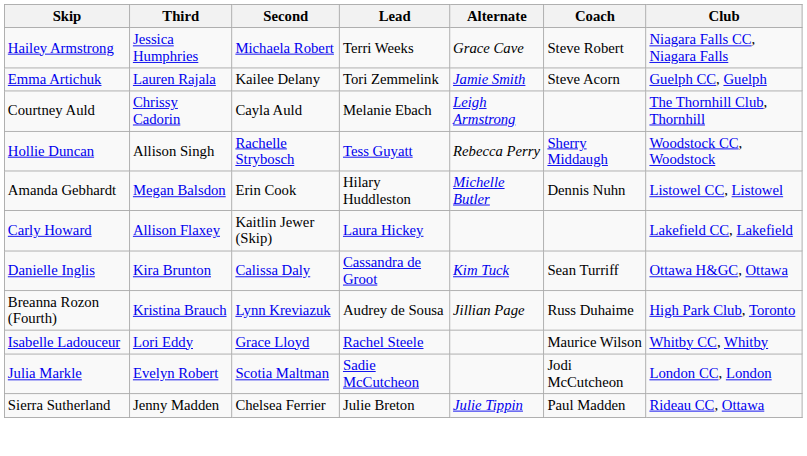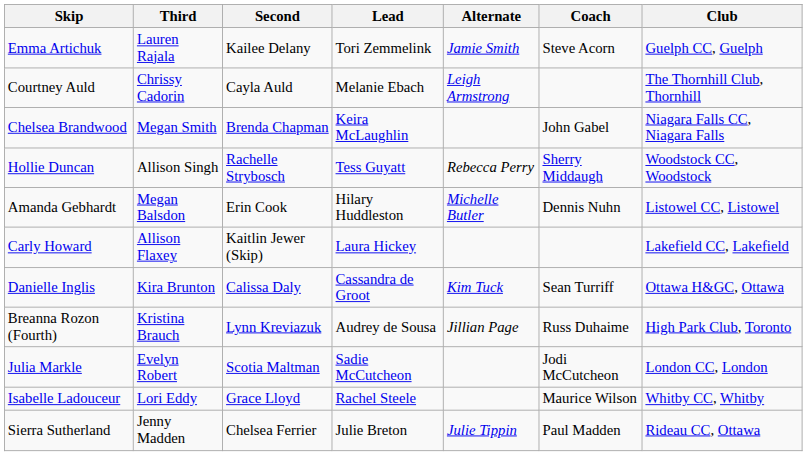- row: (61, 47)
+ row: (67, 127)
rows swapped: (64, 342) <-> (45, 373)
